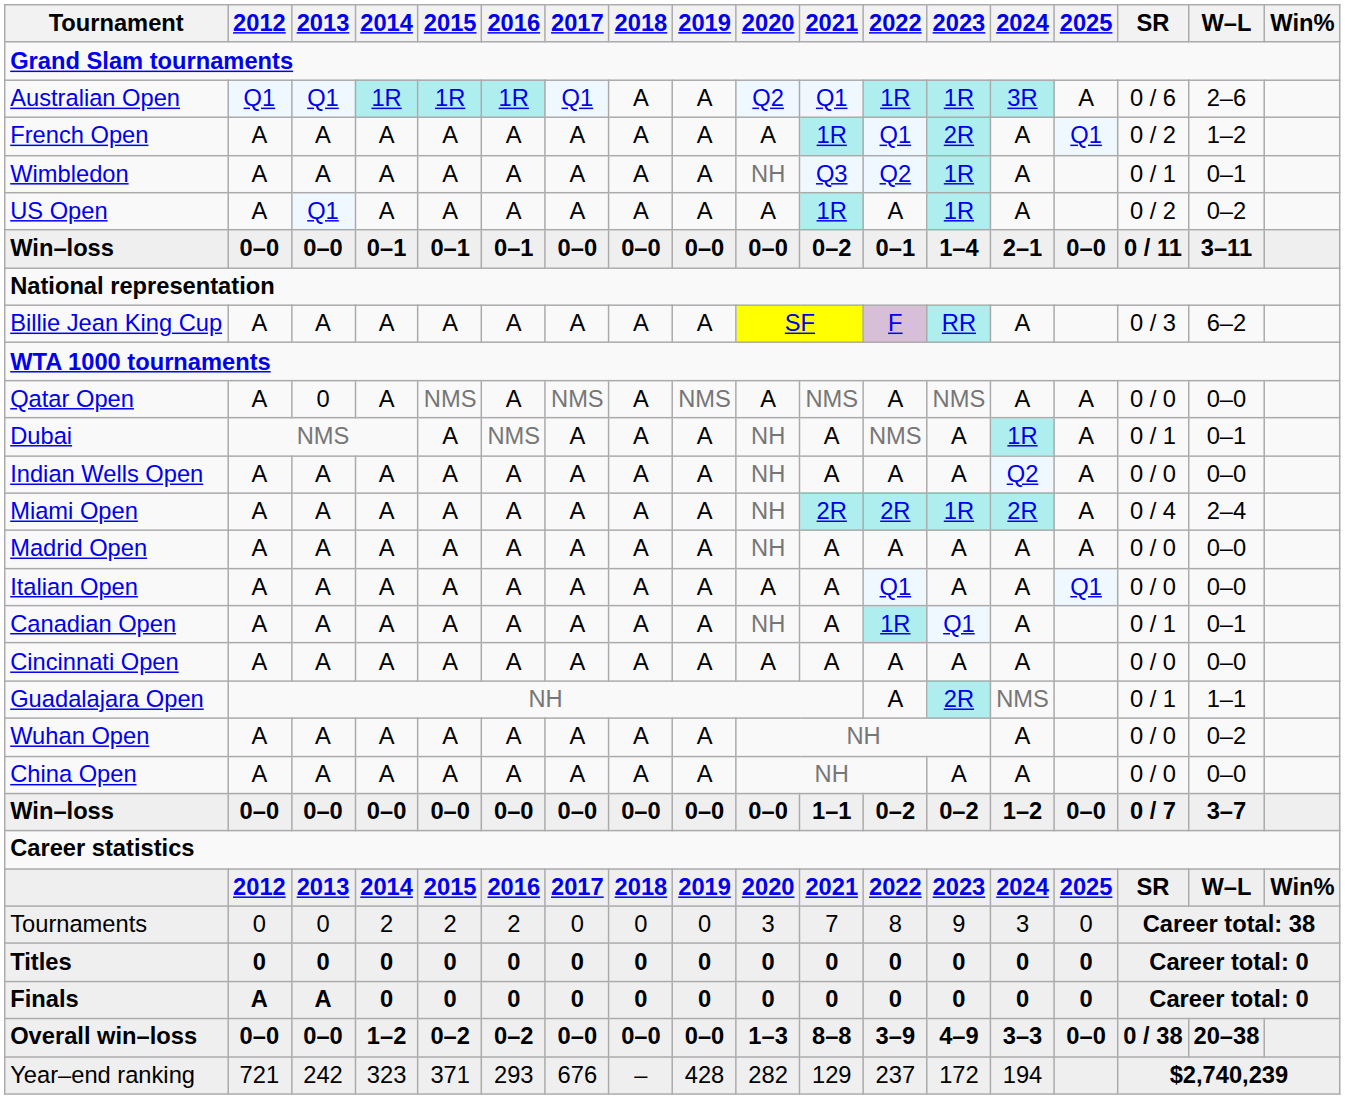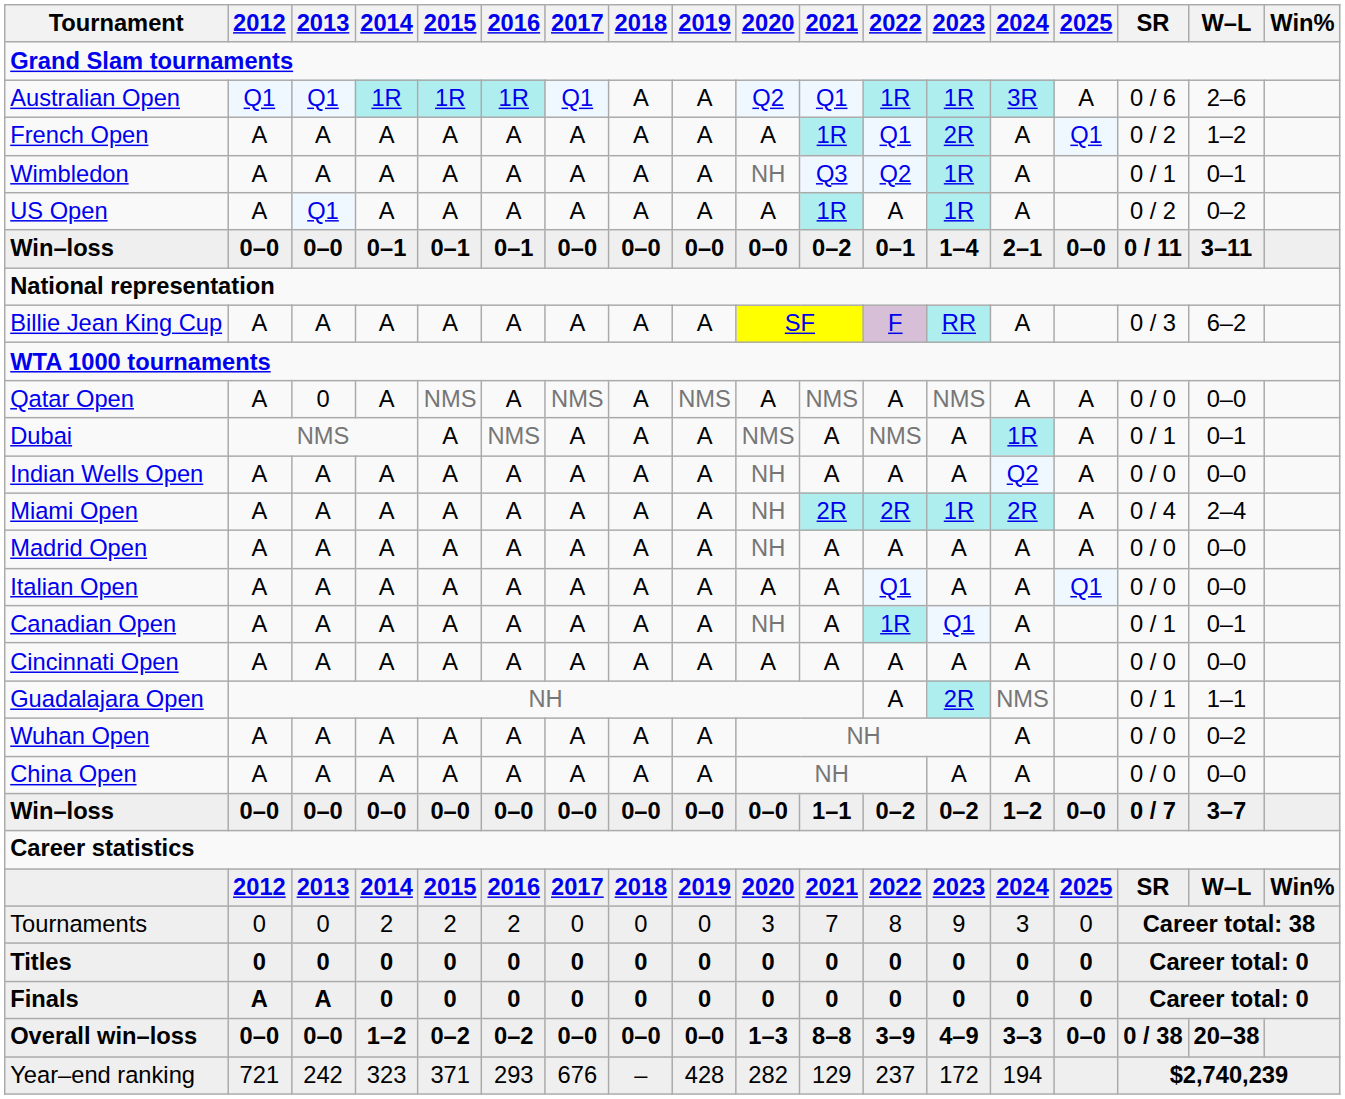(768, 436) NH -> (768, 436) NMS
